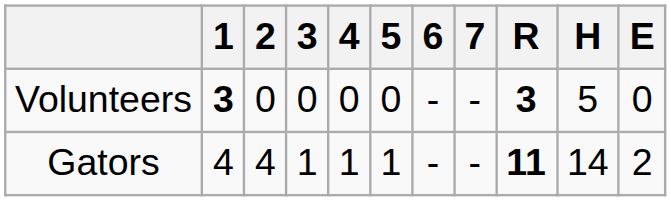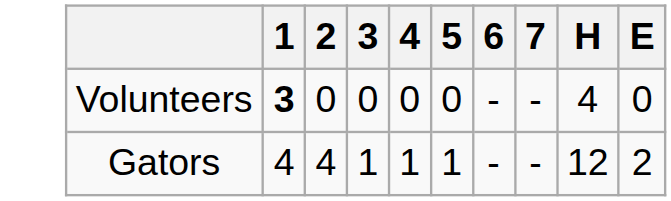- column: (526, 36)
(588, 99) 5 -> (588, 99) 4
(588, 162) 14 -> (588, 162) 12
